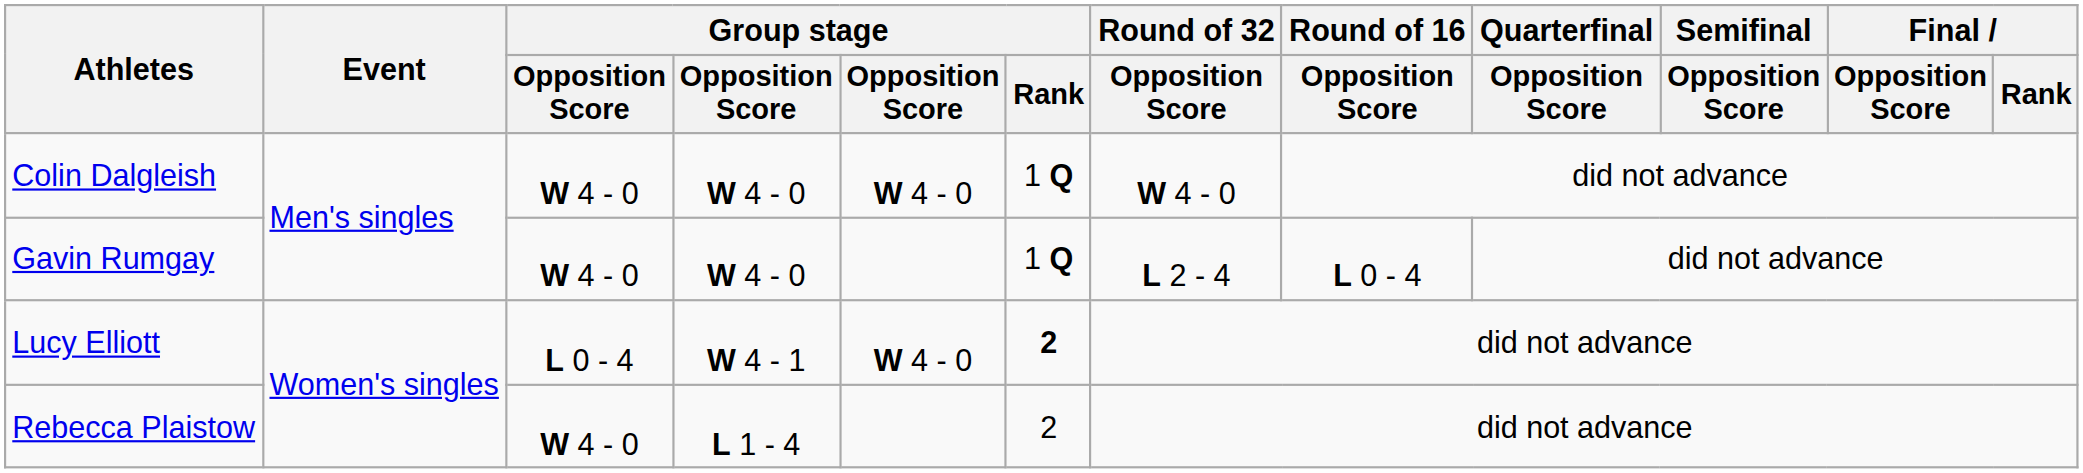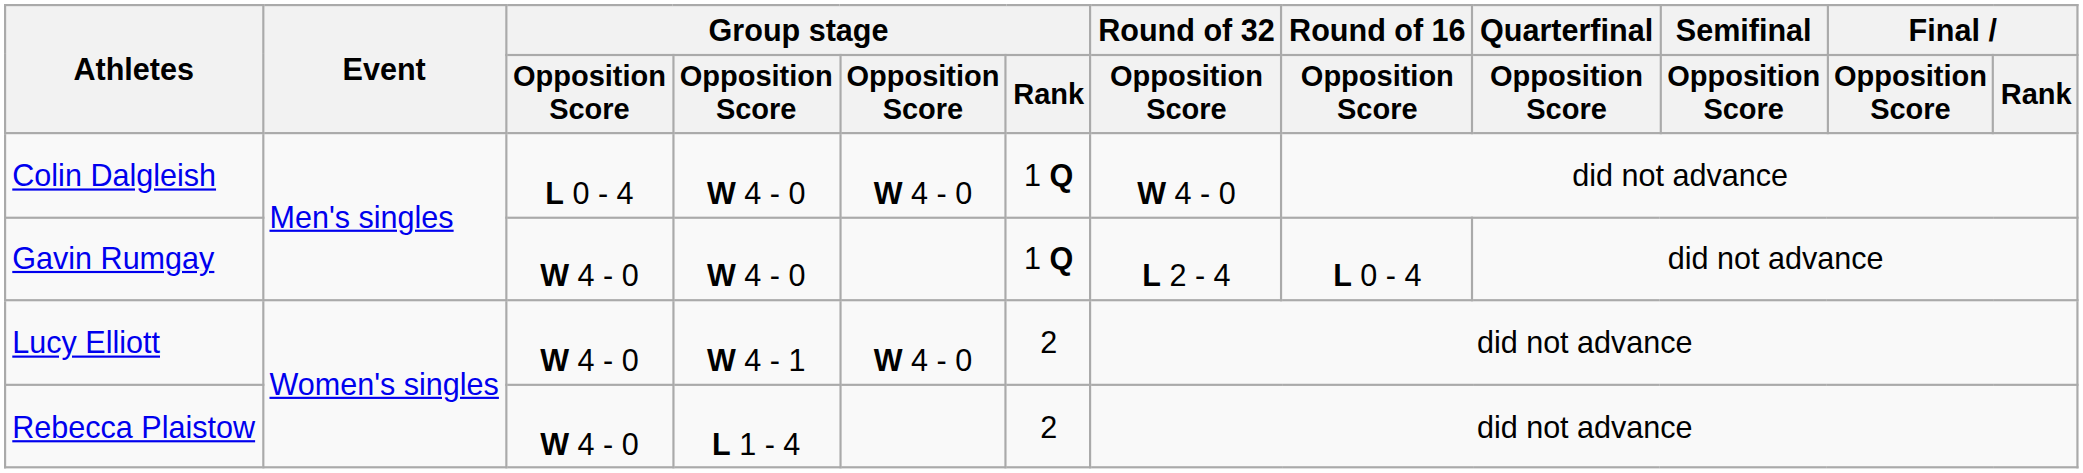(589, 192) W 4 - 0 -> (589, 192) L 0 - 4
(589, 360) L 0 - 4 -> (589, 360) W 4 - 0
(1049, 343) bold -> (1049, 343) normal
